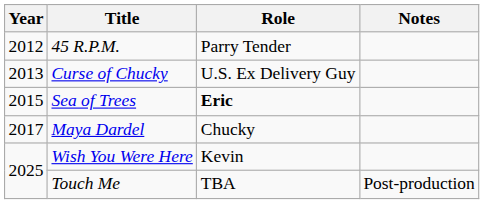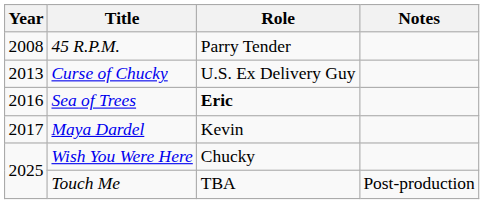(26, 45) 2012 -> (26, 45) 2008
(26, 101) 2015 -> (26, 101) 2016
(228, 128) Chucky -> (222, 128) Kevin
(222, 156) Kevin -> (228, 156) Chucky
